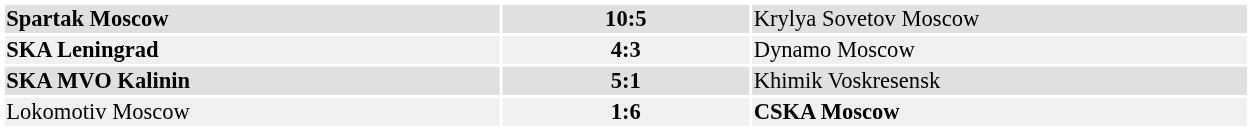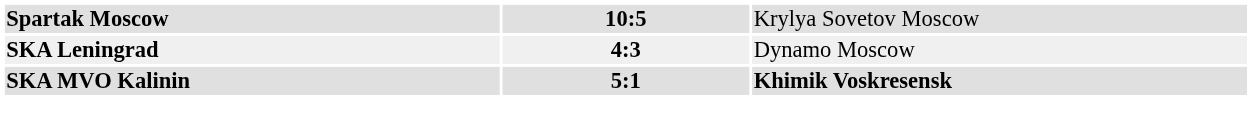(847, 80) normal -> (853, 80) bold
- row: (98, 111)
